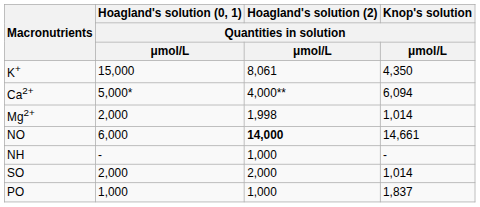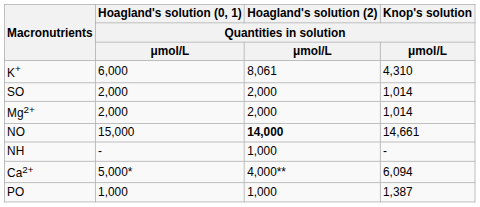(116, 71) 15,000 -> (113, 71) 6,000
(398, 71) 4,350 -> (398, 71) 4,310
rows swapped: (20, 93) <-> (16, 173)
(262, 115) 1,998 -> (262, 112) 2,000
(113, 136) 6,000 -> (116, 132) 15,000
(398, 192) 1,837 -> (398, 192) 1,387
